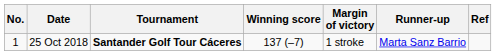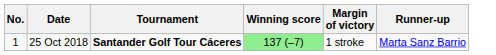- column: (480, 19)
(284, 42) no background -> (284, 42) lightgreen background
